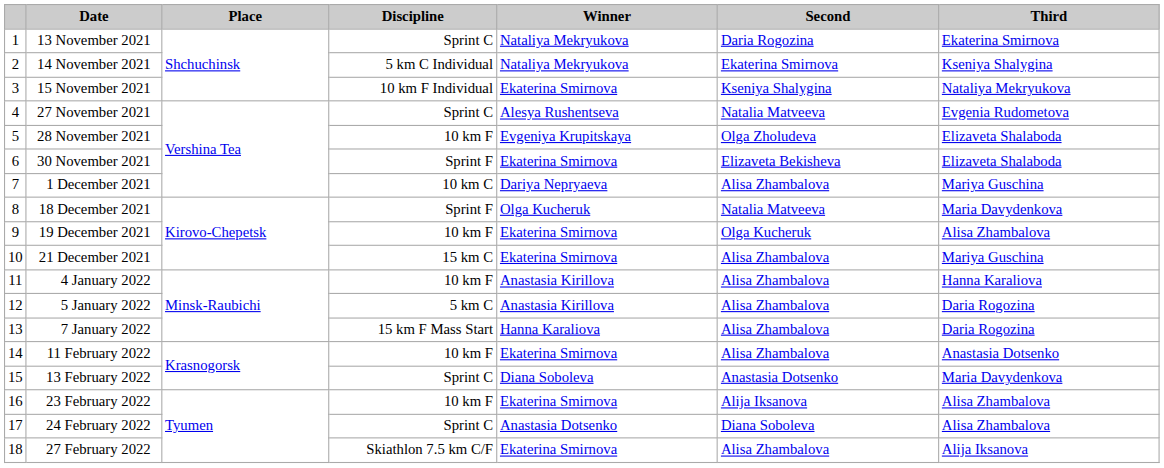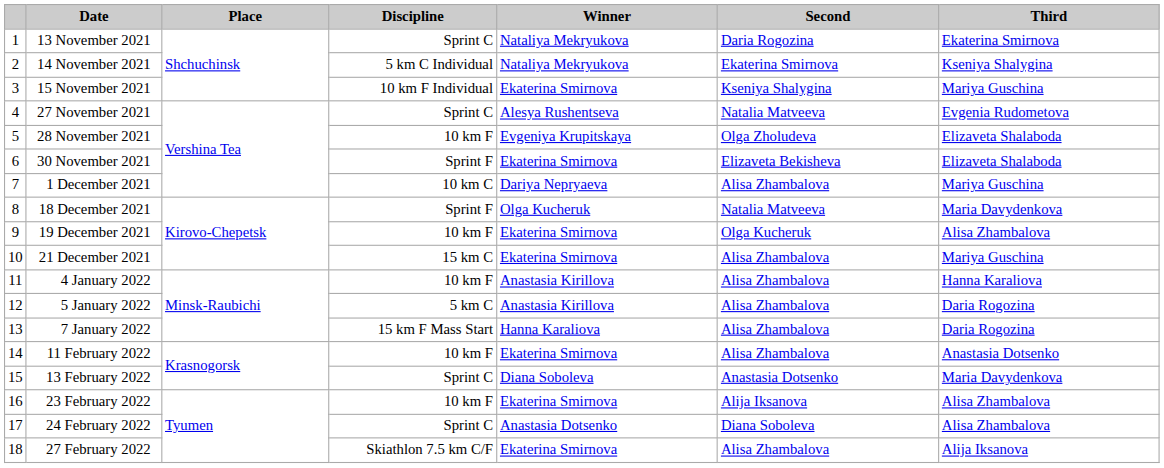(1006, 88) Nataliya Mekryukova -> (993, 88) Mariya Guschina
